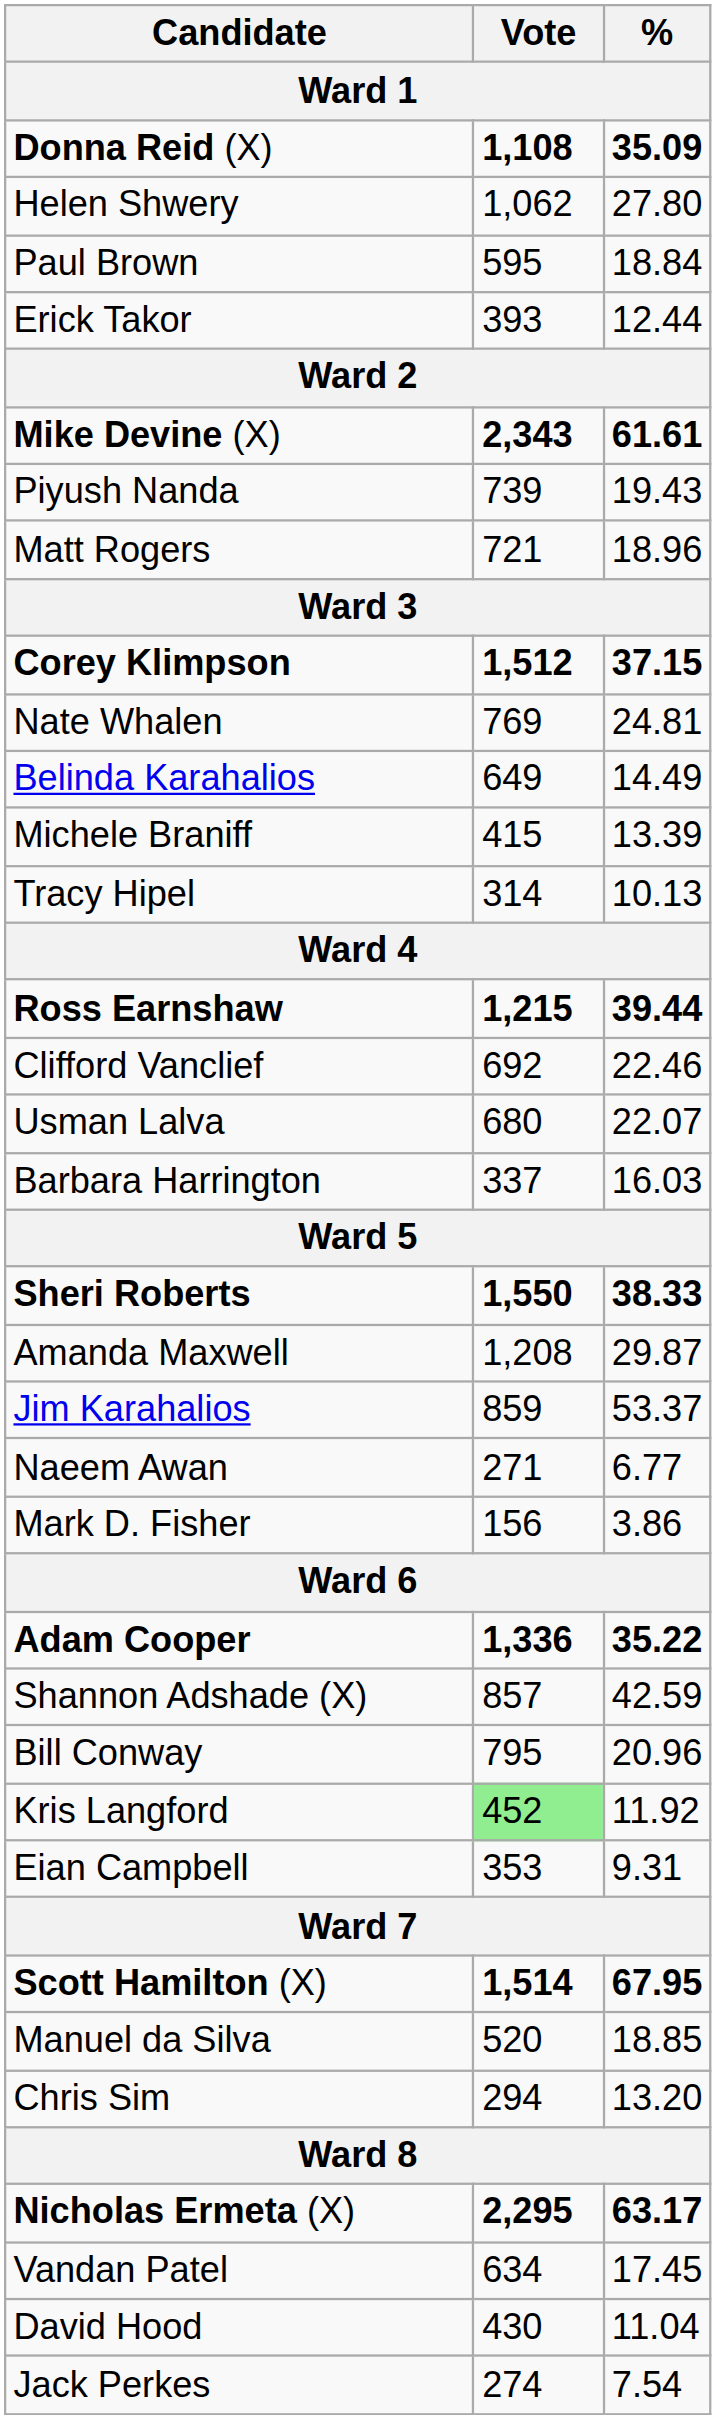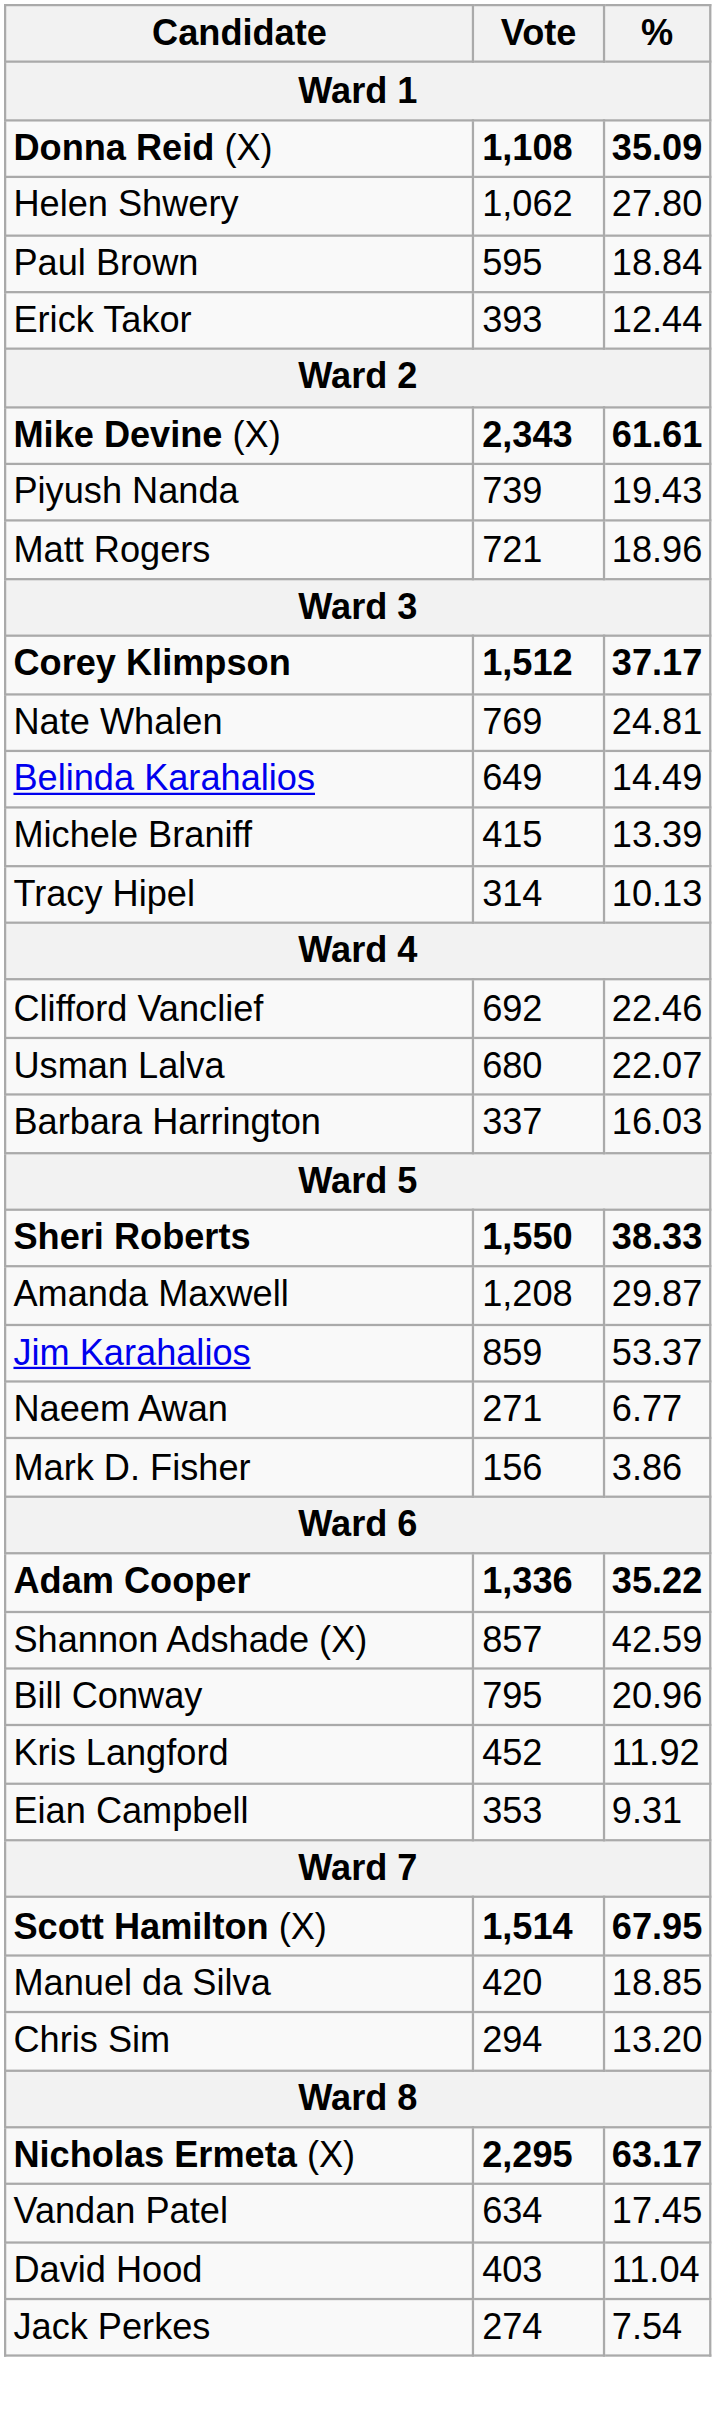(657, 663) 37.15 -> (657, 663) 37.17
- row: (148, 1008)
(512, 1810) lightgreen background -> (512, 1753) no background
(512, 2040) 520 -> (512, 1982) 420
(512, 2327) 430 -> (512, 2269) 403
